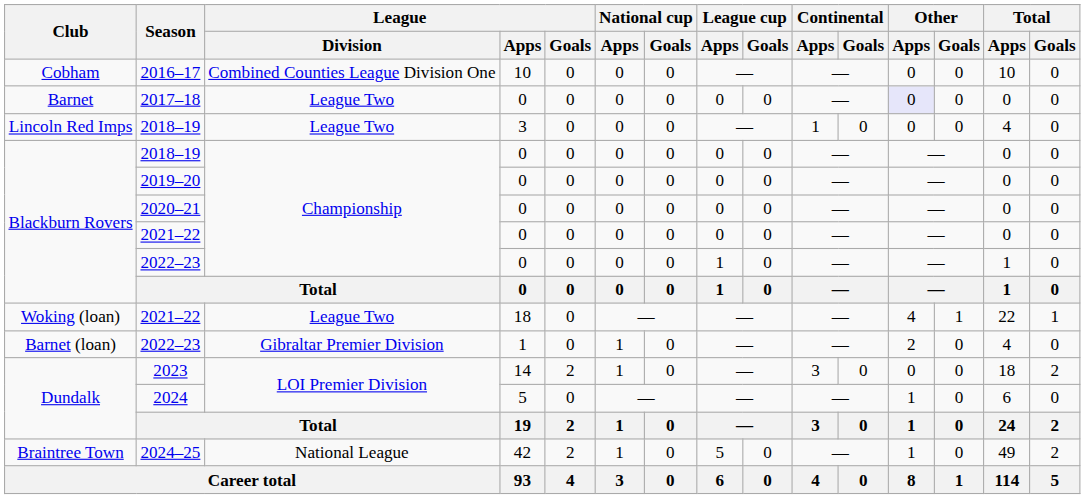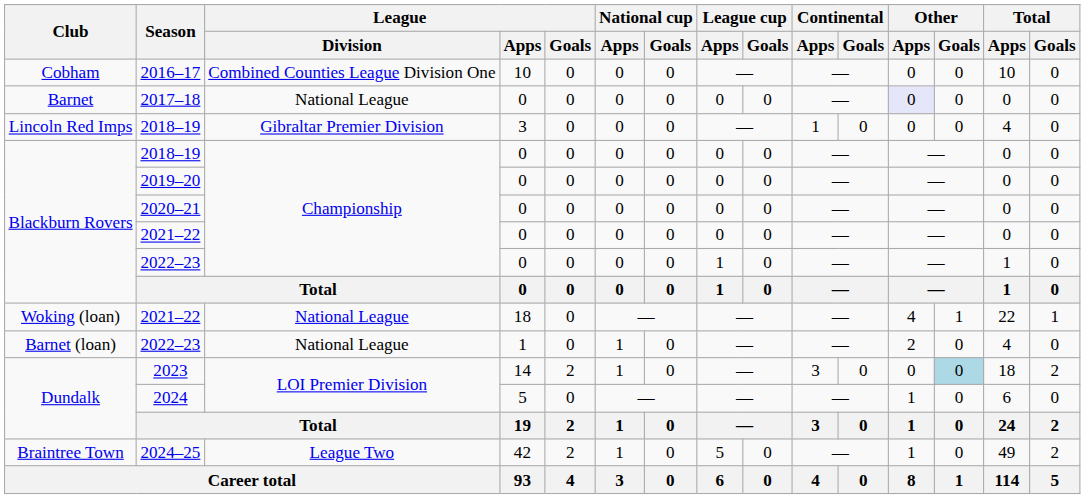(352, 99) League Two -> (352, 99) National League
(352, 126) League Two -> (352, 126) Gibraltar Premier Division
(352, 316) League Two -> (352, 316) National League
(352, 343) Gibraltar Premier Division -> (352, 343) National League
(959, 371) no background -> (959, 371) lightblue background
(352, 452) National League -> (352, 452) League Two
